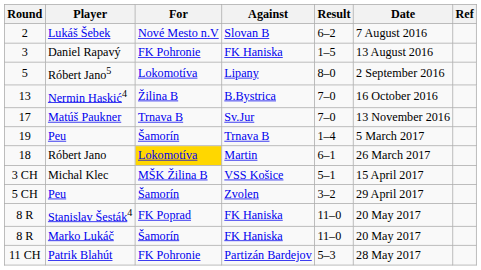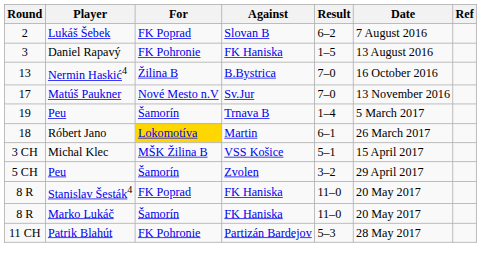(178, 33) Nové Mesto n.V -> (165, 33) FK Poprad
- row: (25, 73)
(161, 117) Trnava B -> (178, 94) Nové Mesto n.V
